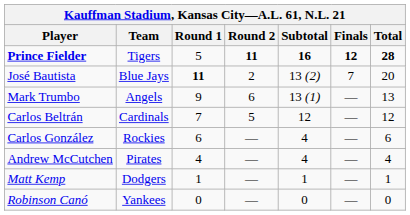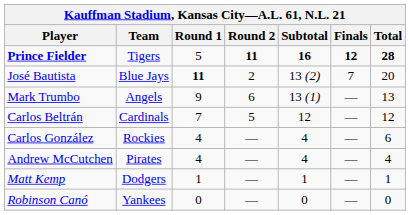(198, 138) 6 -> (198, 138) 4
